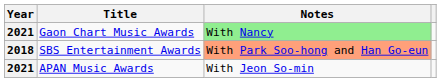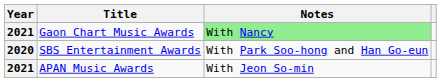(21, 50) 2018 -> (21, 50) 2020
(317, 50) lightsalmon background -> (317, 50) no background
